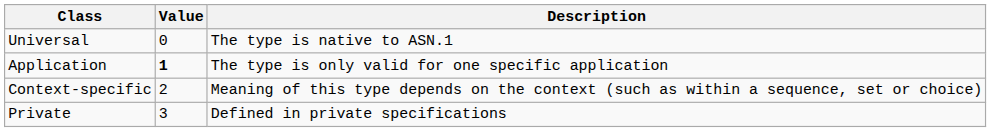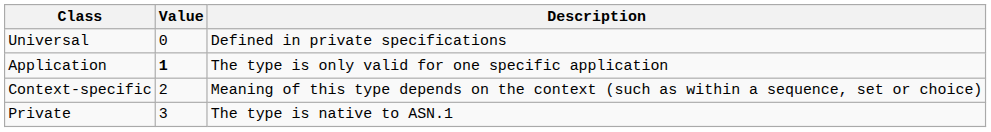(332, 41) The type is native to ASN.1 -> (359, 41) Defined in private specifications
(359, 114) Defined in private specifications -> (332, 114) The type is native to ASN.1
